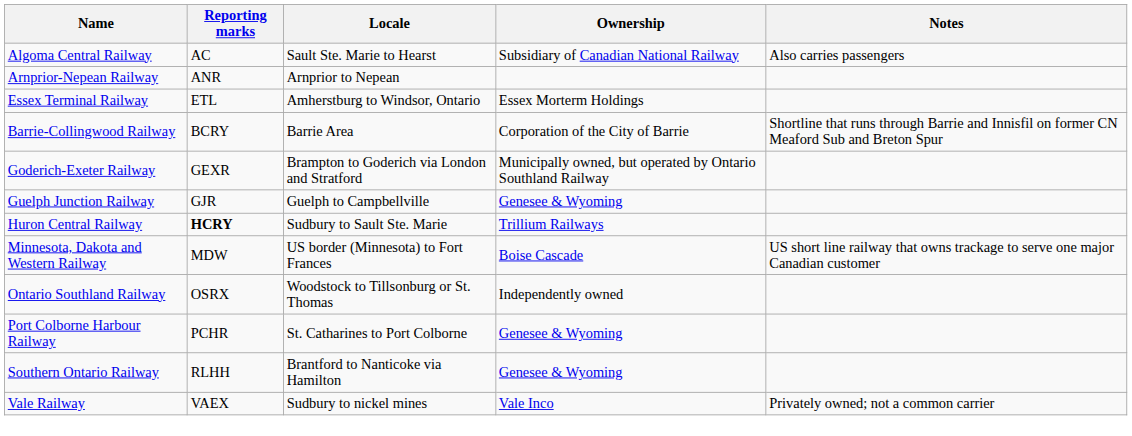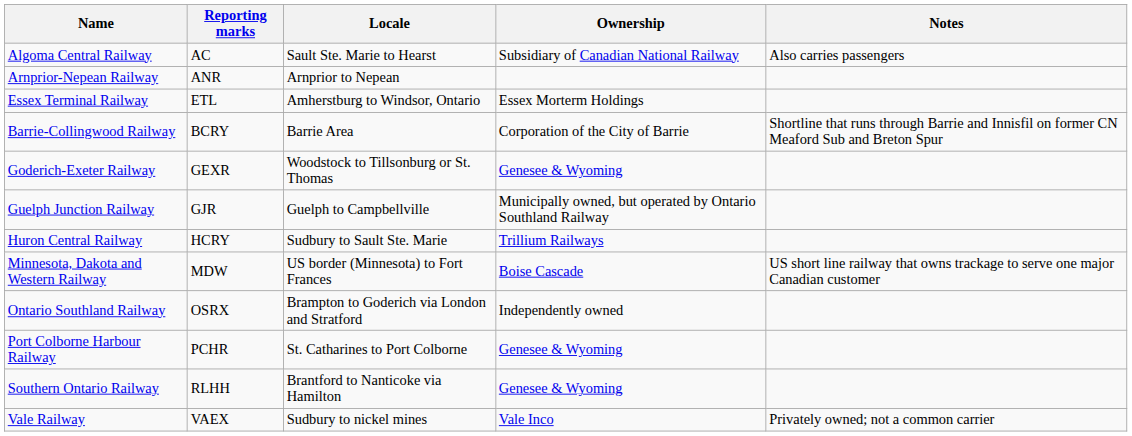(386, 170) Brampton to Goderich via London and Stratford -> (379, 170) Woodstock to Tillsonburg or St. Thomas
(627, 170) Municipally owned, but operated by Ontario Southland Railway -> (561, 170) Genesee & Wyoming
(561, 201) Genesee & Wyoming -> (627, 209) Municipally owned, but operated by Ontario Southland Railway
(212, 224) bold -> (210, 240) normal
(379, 294) Woodstock to Tillsonburg or St. Thomas -> (386, 310) Brampton to Goderich via London and Stratford
